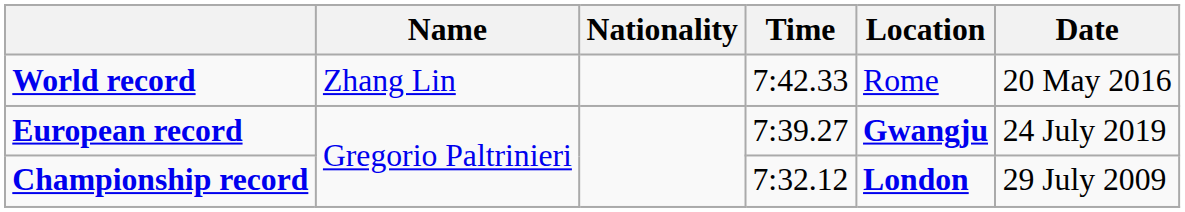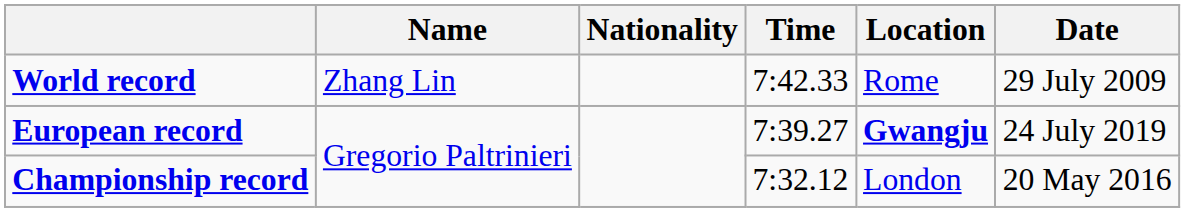(1087, 79) 20 May 2016 -> (1084, 79) 29 July 2009
(916, 180) bold -> (912, 180) normal
(1084, 180) 29 July 2009 -> (1087, 180) 20 May 2016
